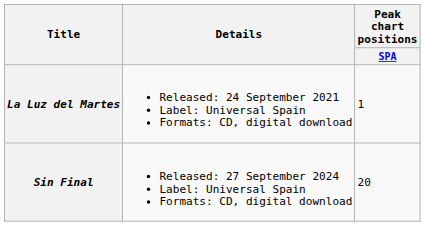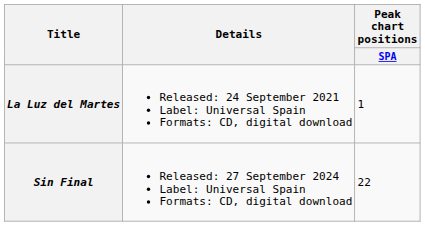(364, 182) 20 -> (364, 182) 22
